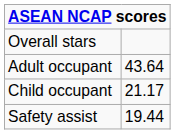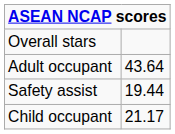rows swapped: (60, 91) <-> (53, 116)
